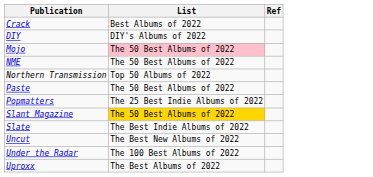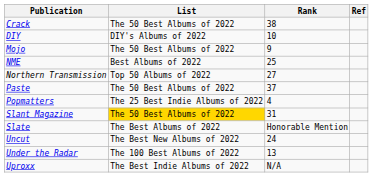+ column: (307, 11)
(156, 24) Best Albums of 2022 -> (172, 24) The 50 Best Albums of 2022
(172, 50) pink background -> (172, 50) no background
(172, 62) The 50 Best Albums of 2022 -> (156, 62) Best Albums of 2022
(179, 127) The Best Indie Albums of 2022 -> (165, 127) The Best Albums of 2022
(165, 166) The Best Albums of 2022 -> (179, 166) The Best Indie Albums of 2022
